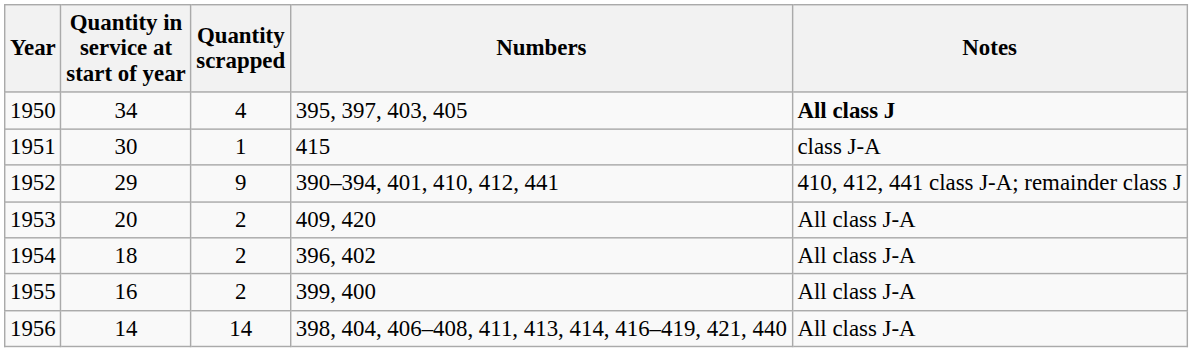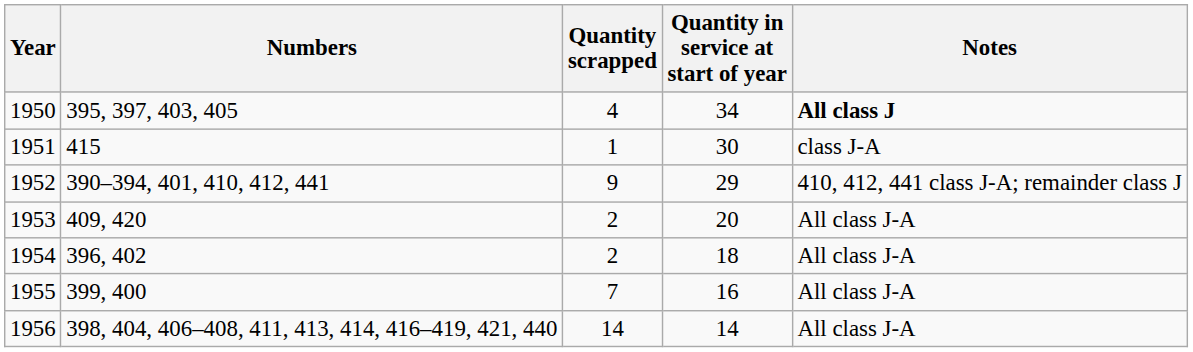columns swapped: (126, 48) <-> (541, 48)
(241, 291) 2 -> (612, 291) 7
